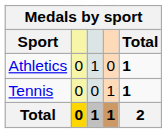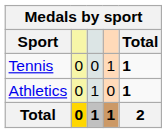rows swapped: (38, 66) <-> (31, 91)
